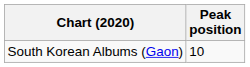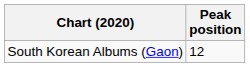(197, 51) 10 -> (197, 51) 12
